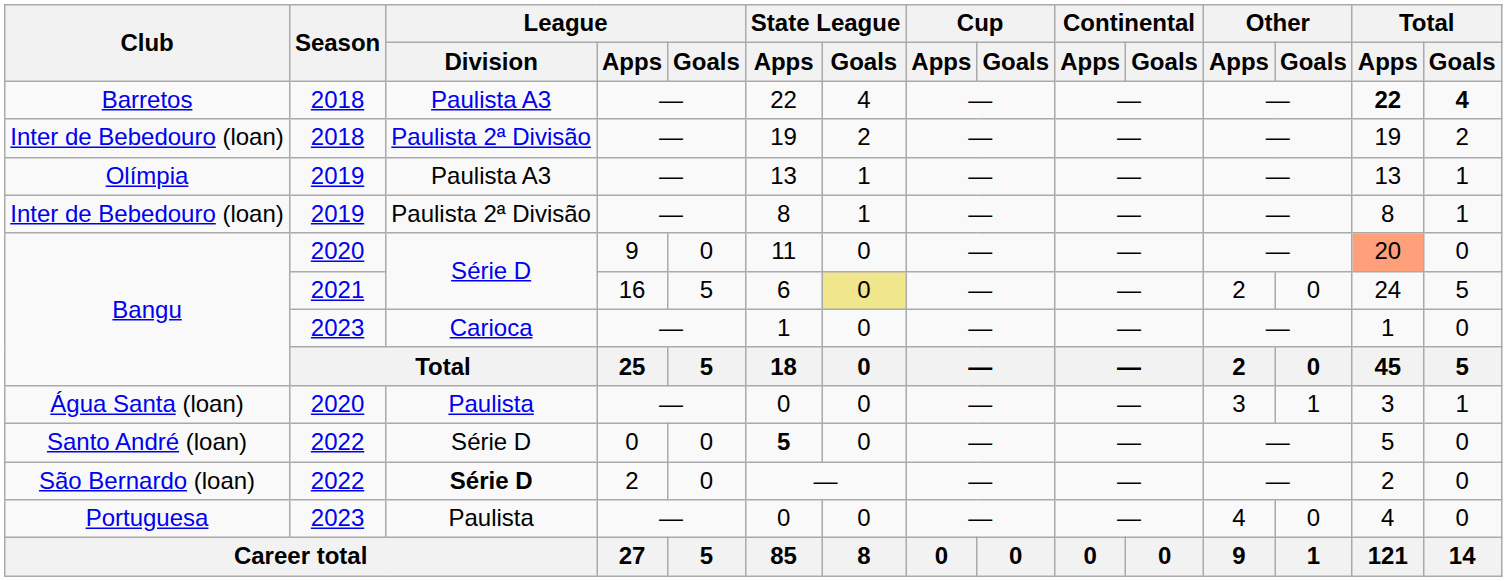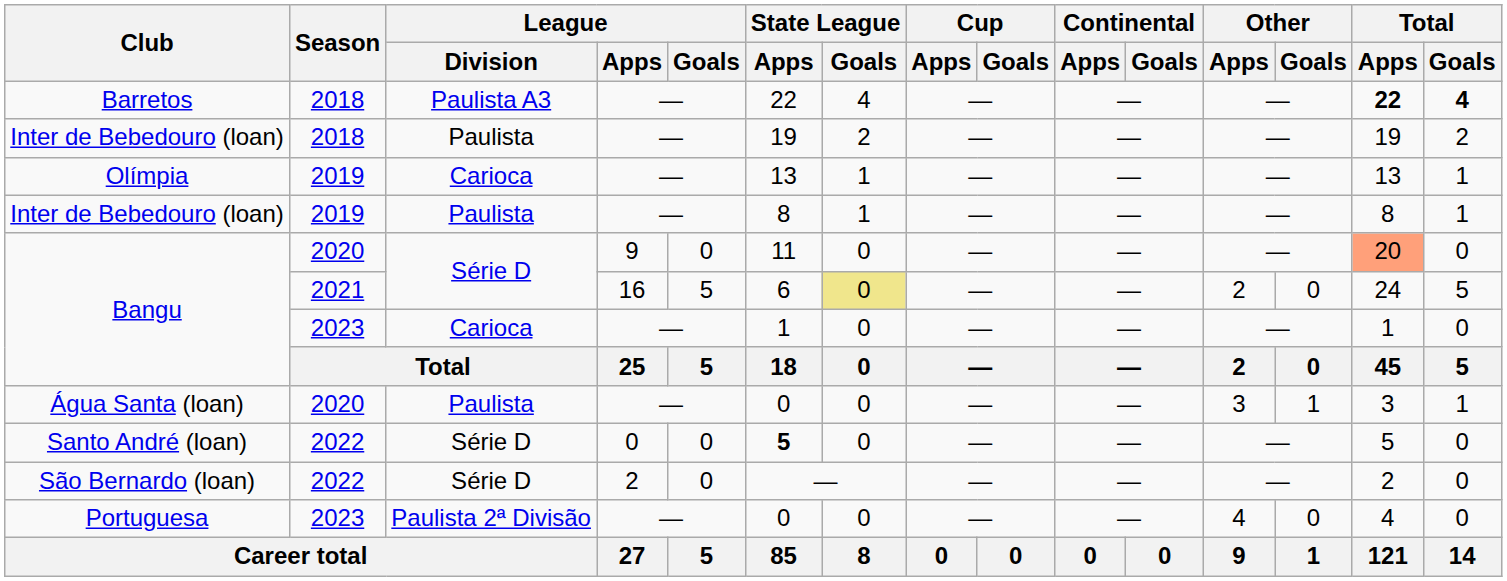(491, 137) Paulista 2ª Divisão -> (491, 137) Paulista
(491, 175) Paulista A3 -> (491, 175) Carioca
(491, 213) Paulista 2ª Divisão -> (491, 213) Paulista
(491, 480) bold -> (491, 480) normal
(491, 518) Paulista -> (491, 518) Paulista 2ª Divisão
